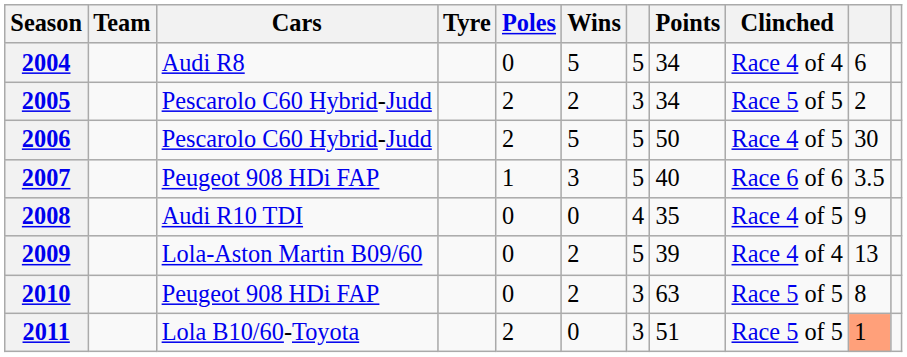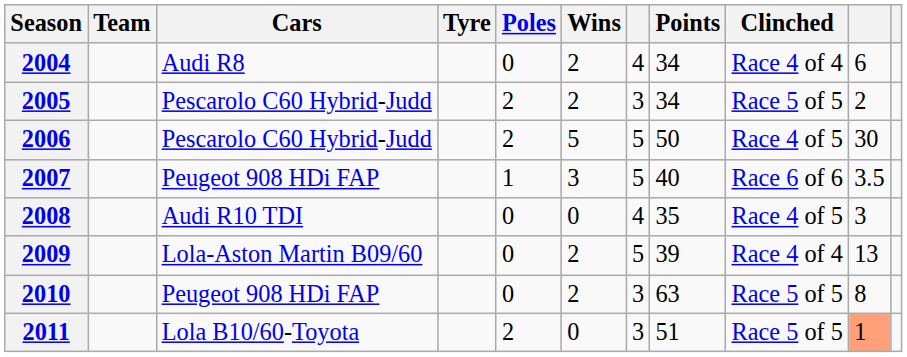(573, 62) 5 -> (573, 62) 2
(638, 62) 5 -> (638, 62) 4
(860, 216) 9 -> (860, 216) 3
